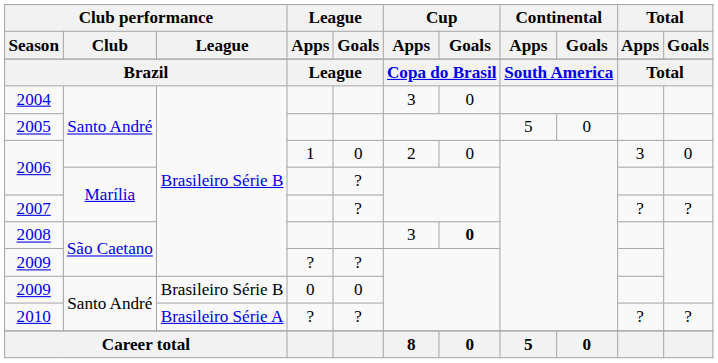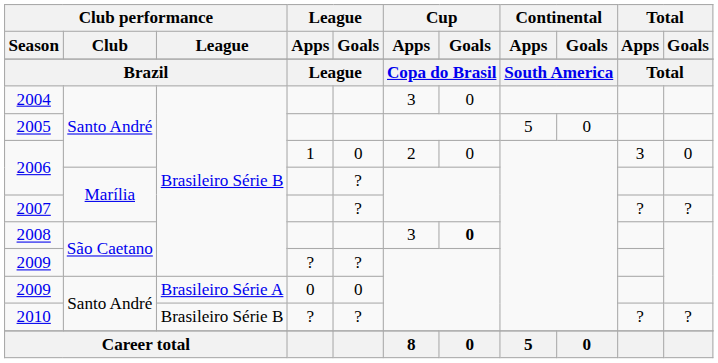(222, 289) Brasileiro Série B -> (222, 289) Brasileiro Série A
(222, 316) Brasileiro Série A -> (222, 316) Brasileiro Série B
